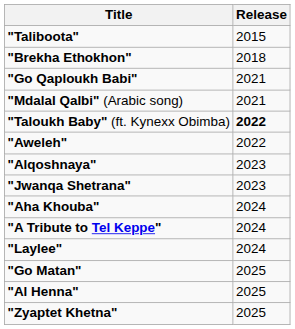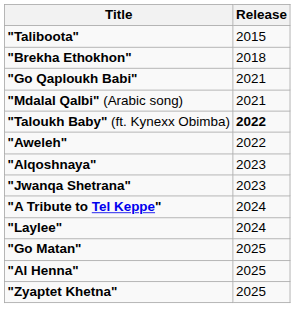- row: (53, 206)
